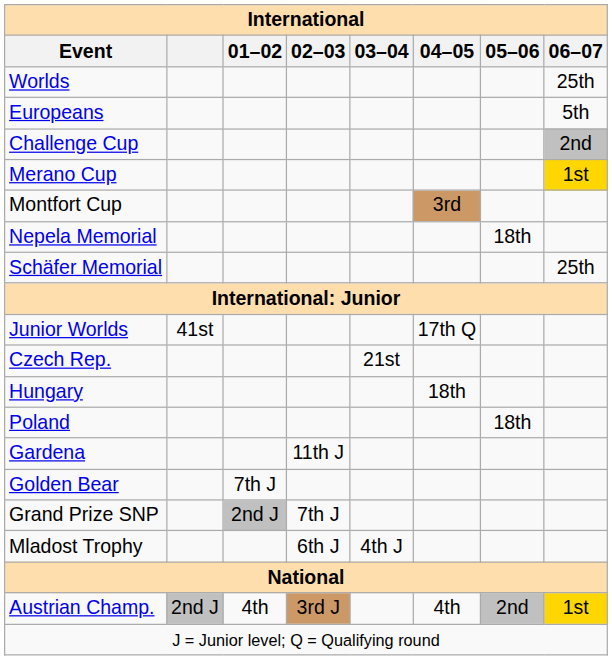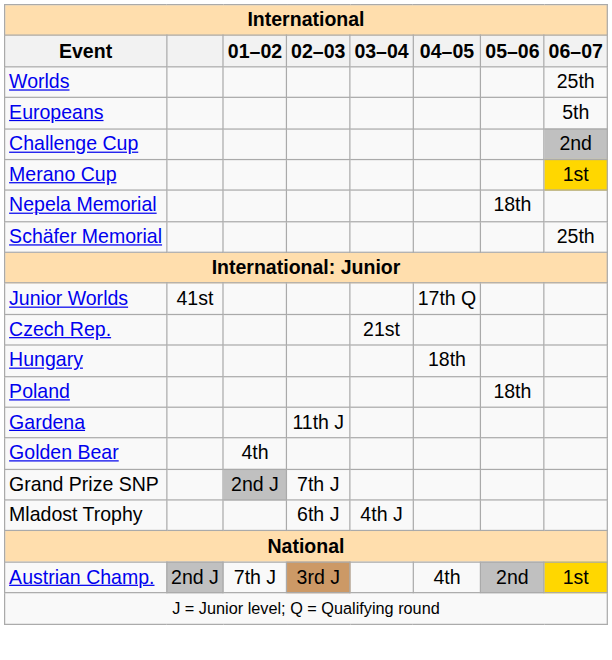- row: (66, 205)
(255, 484) 7th J -> (255, 453) 4th
(255, 608) 4th -> (255, 577) 7th J
